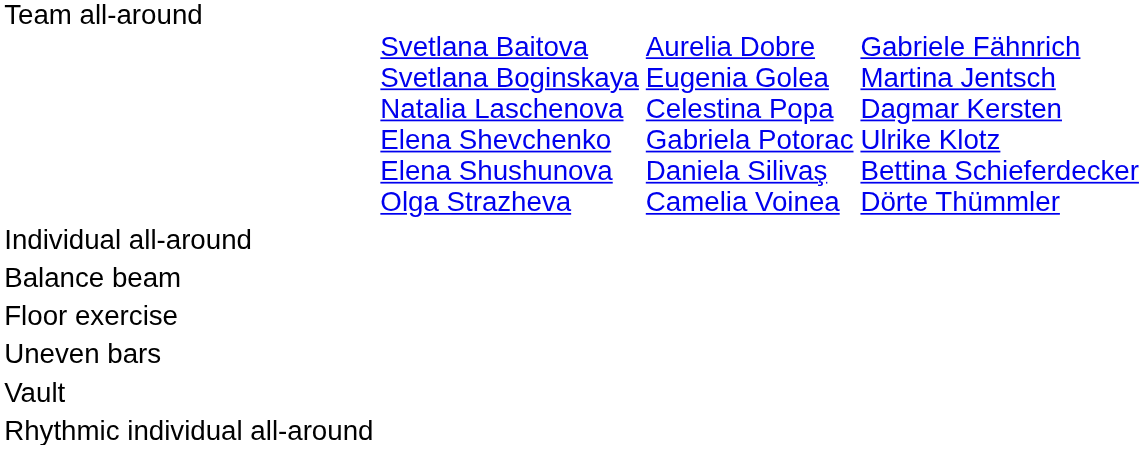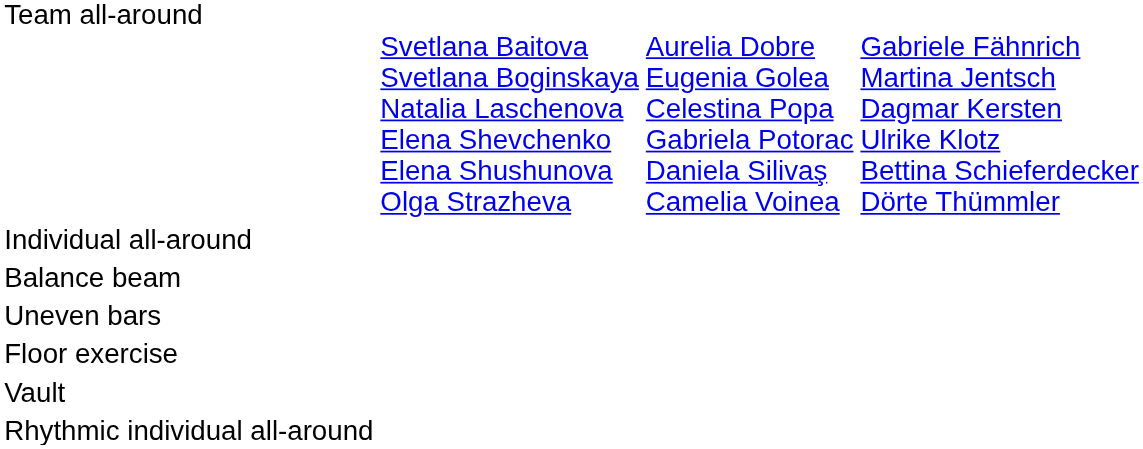rows swapped: (91, 316) <-> (83, 354)
